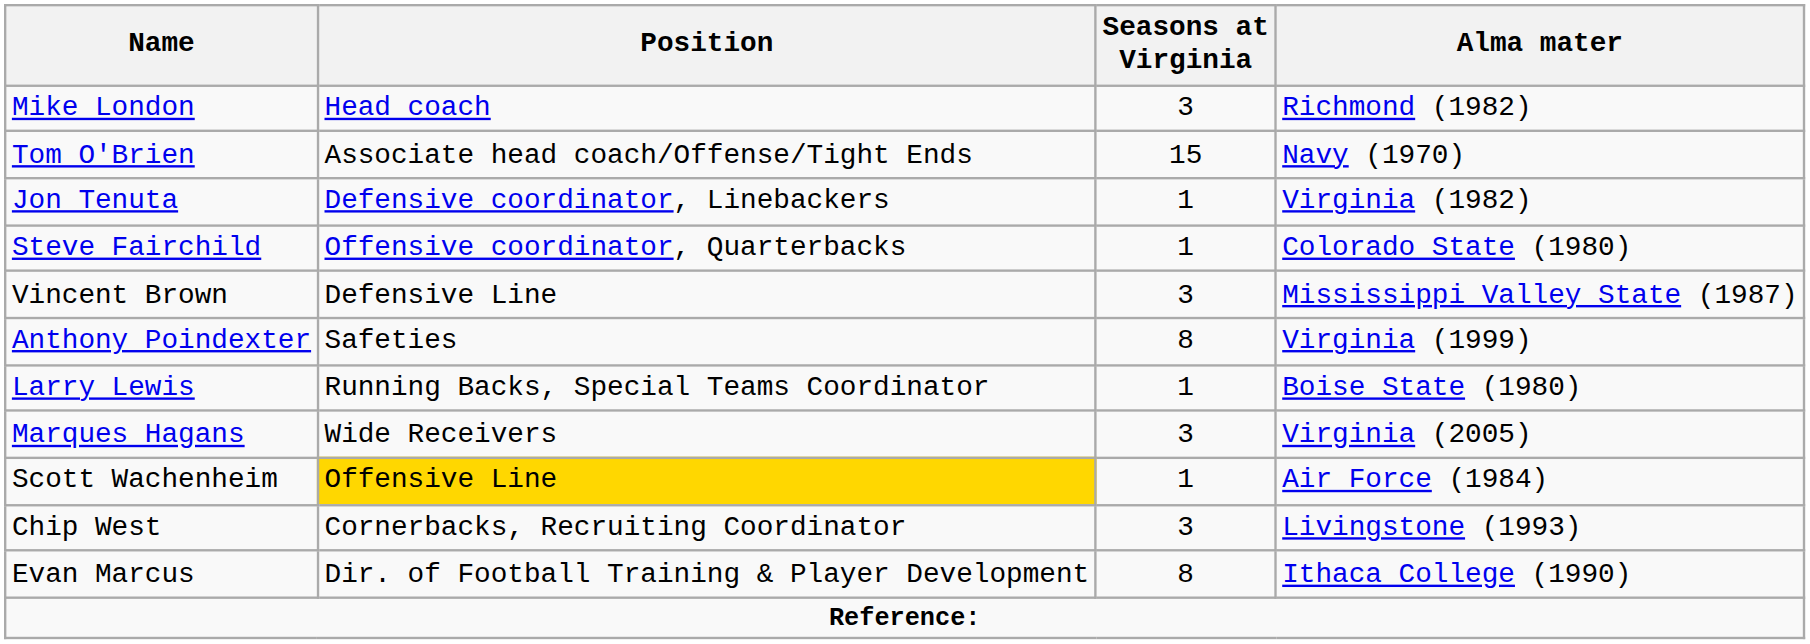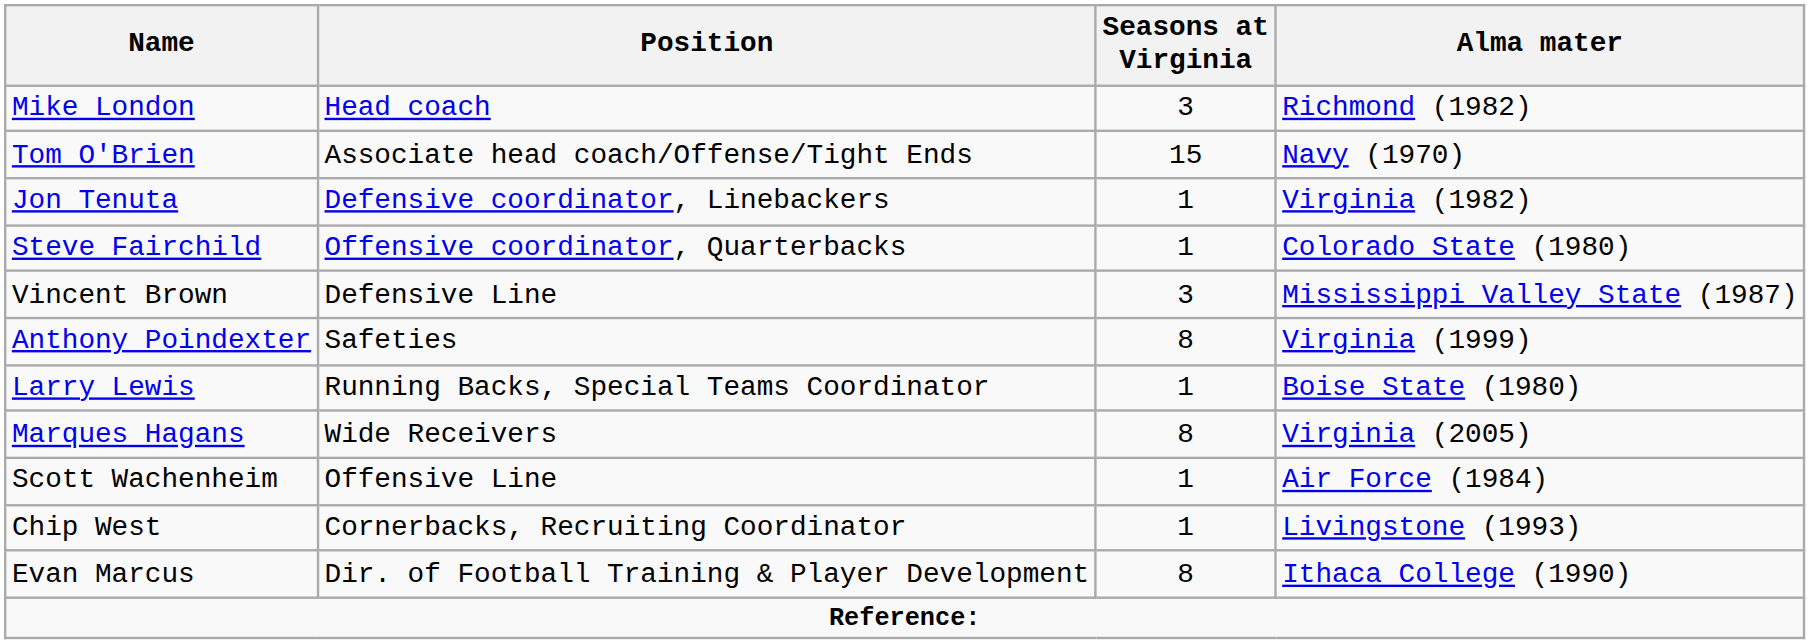(1186, 434) 3 -> (1186, 434) 8
(441, 481) gold background -> (441, 481) no background
(1186, 527) 3 -> (1186, 527) 1
